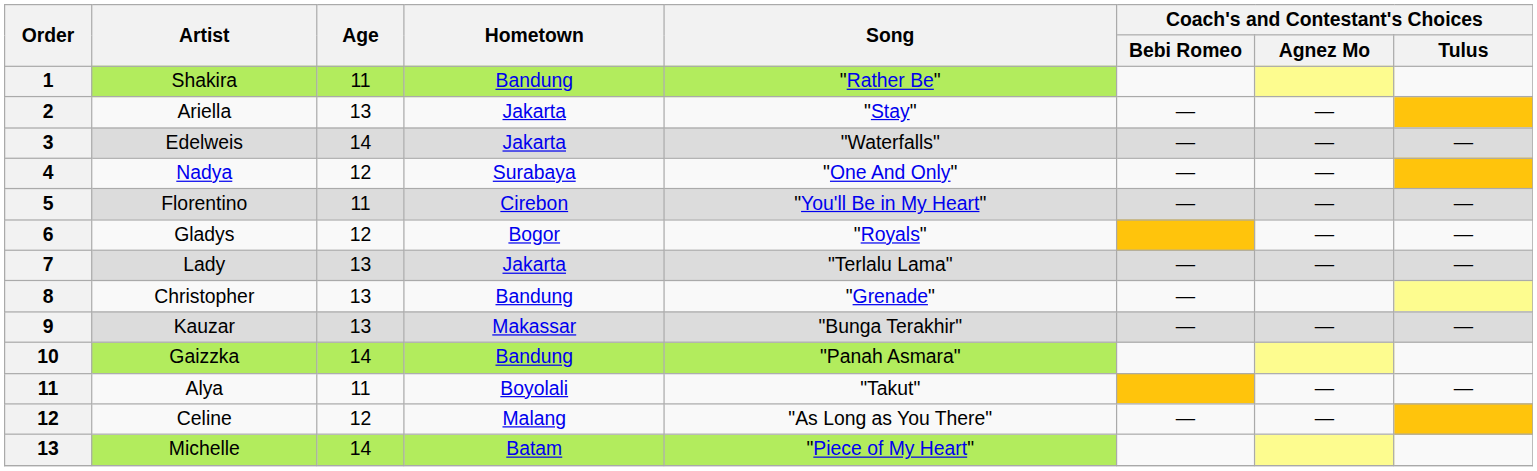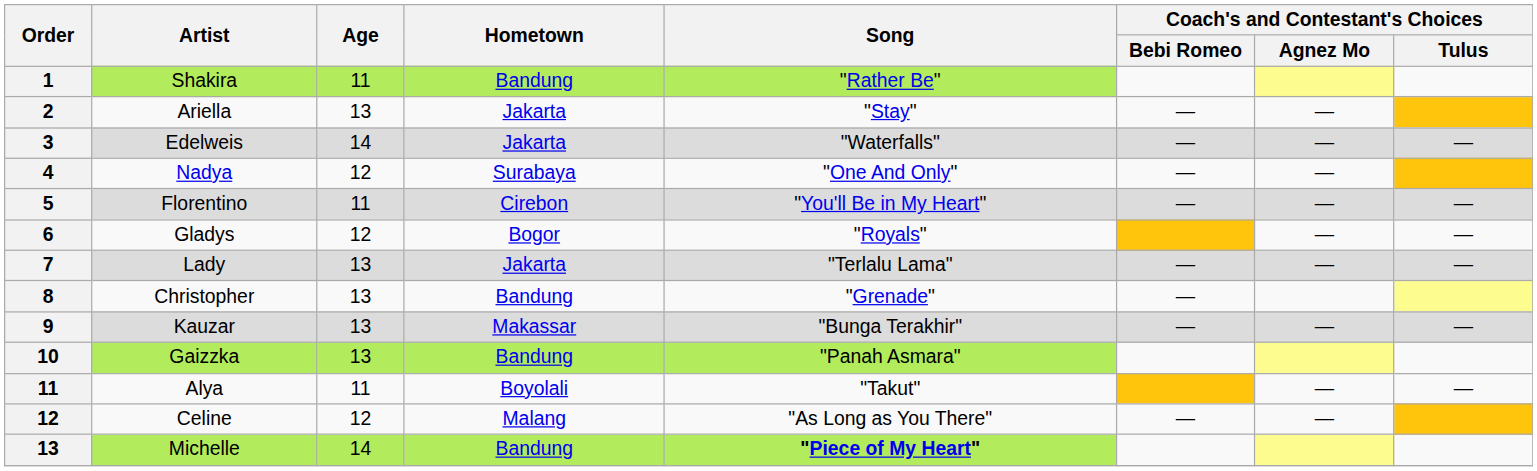(361, 357) 14 -> (361, 357) 13
(534, 449) Batam -> (534, 449) Bandung
(890, 449) normal -> (890, 449) bold
